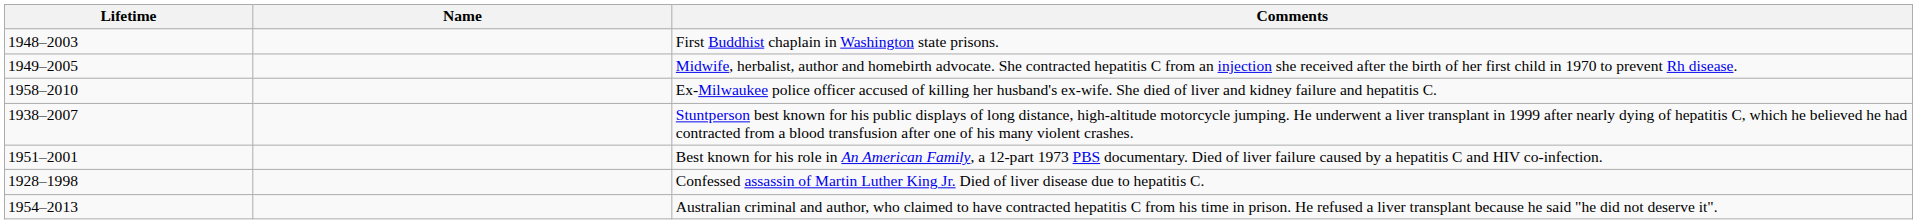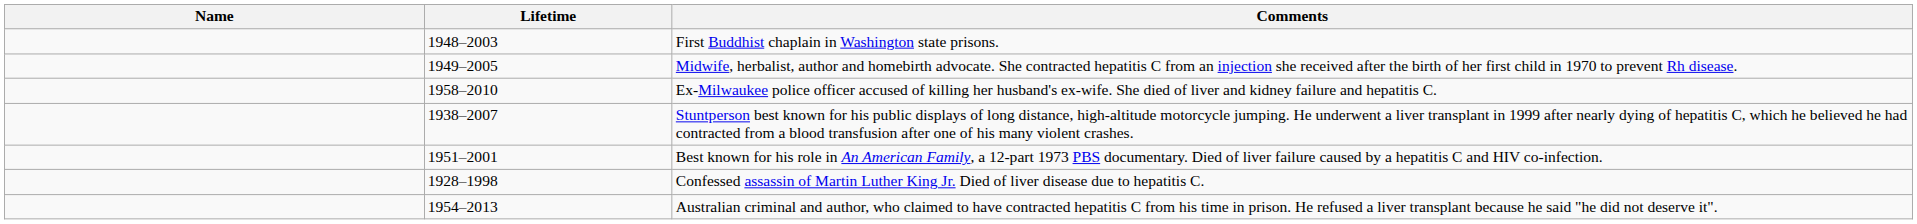columns swapped: (462, 16) <-> (128, 16)
